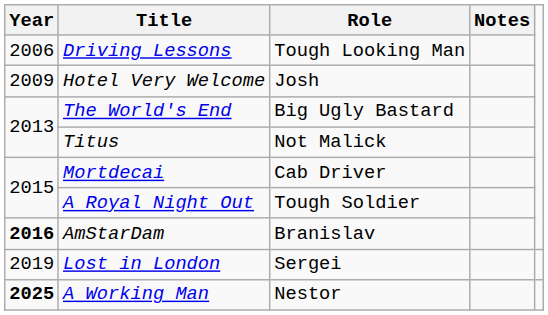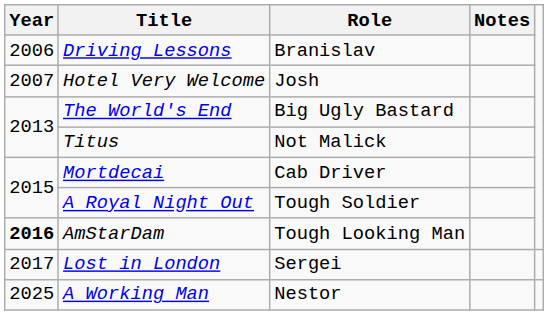(370, 50) Tough Looking Man -> (325, 50) Branislav
(32, 81) 2009 -> (32, 81) 2007
(325, 234) Branislav -> (370, 234) Tough Looking Man
(32, 264) 2019 -> (32, 264) 2017
(32, 295) bold -> (32, 295) normal
